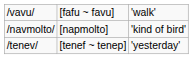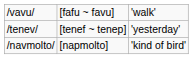rows swapped: (31, 29) <-> (22, 45)
